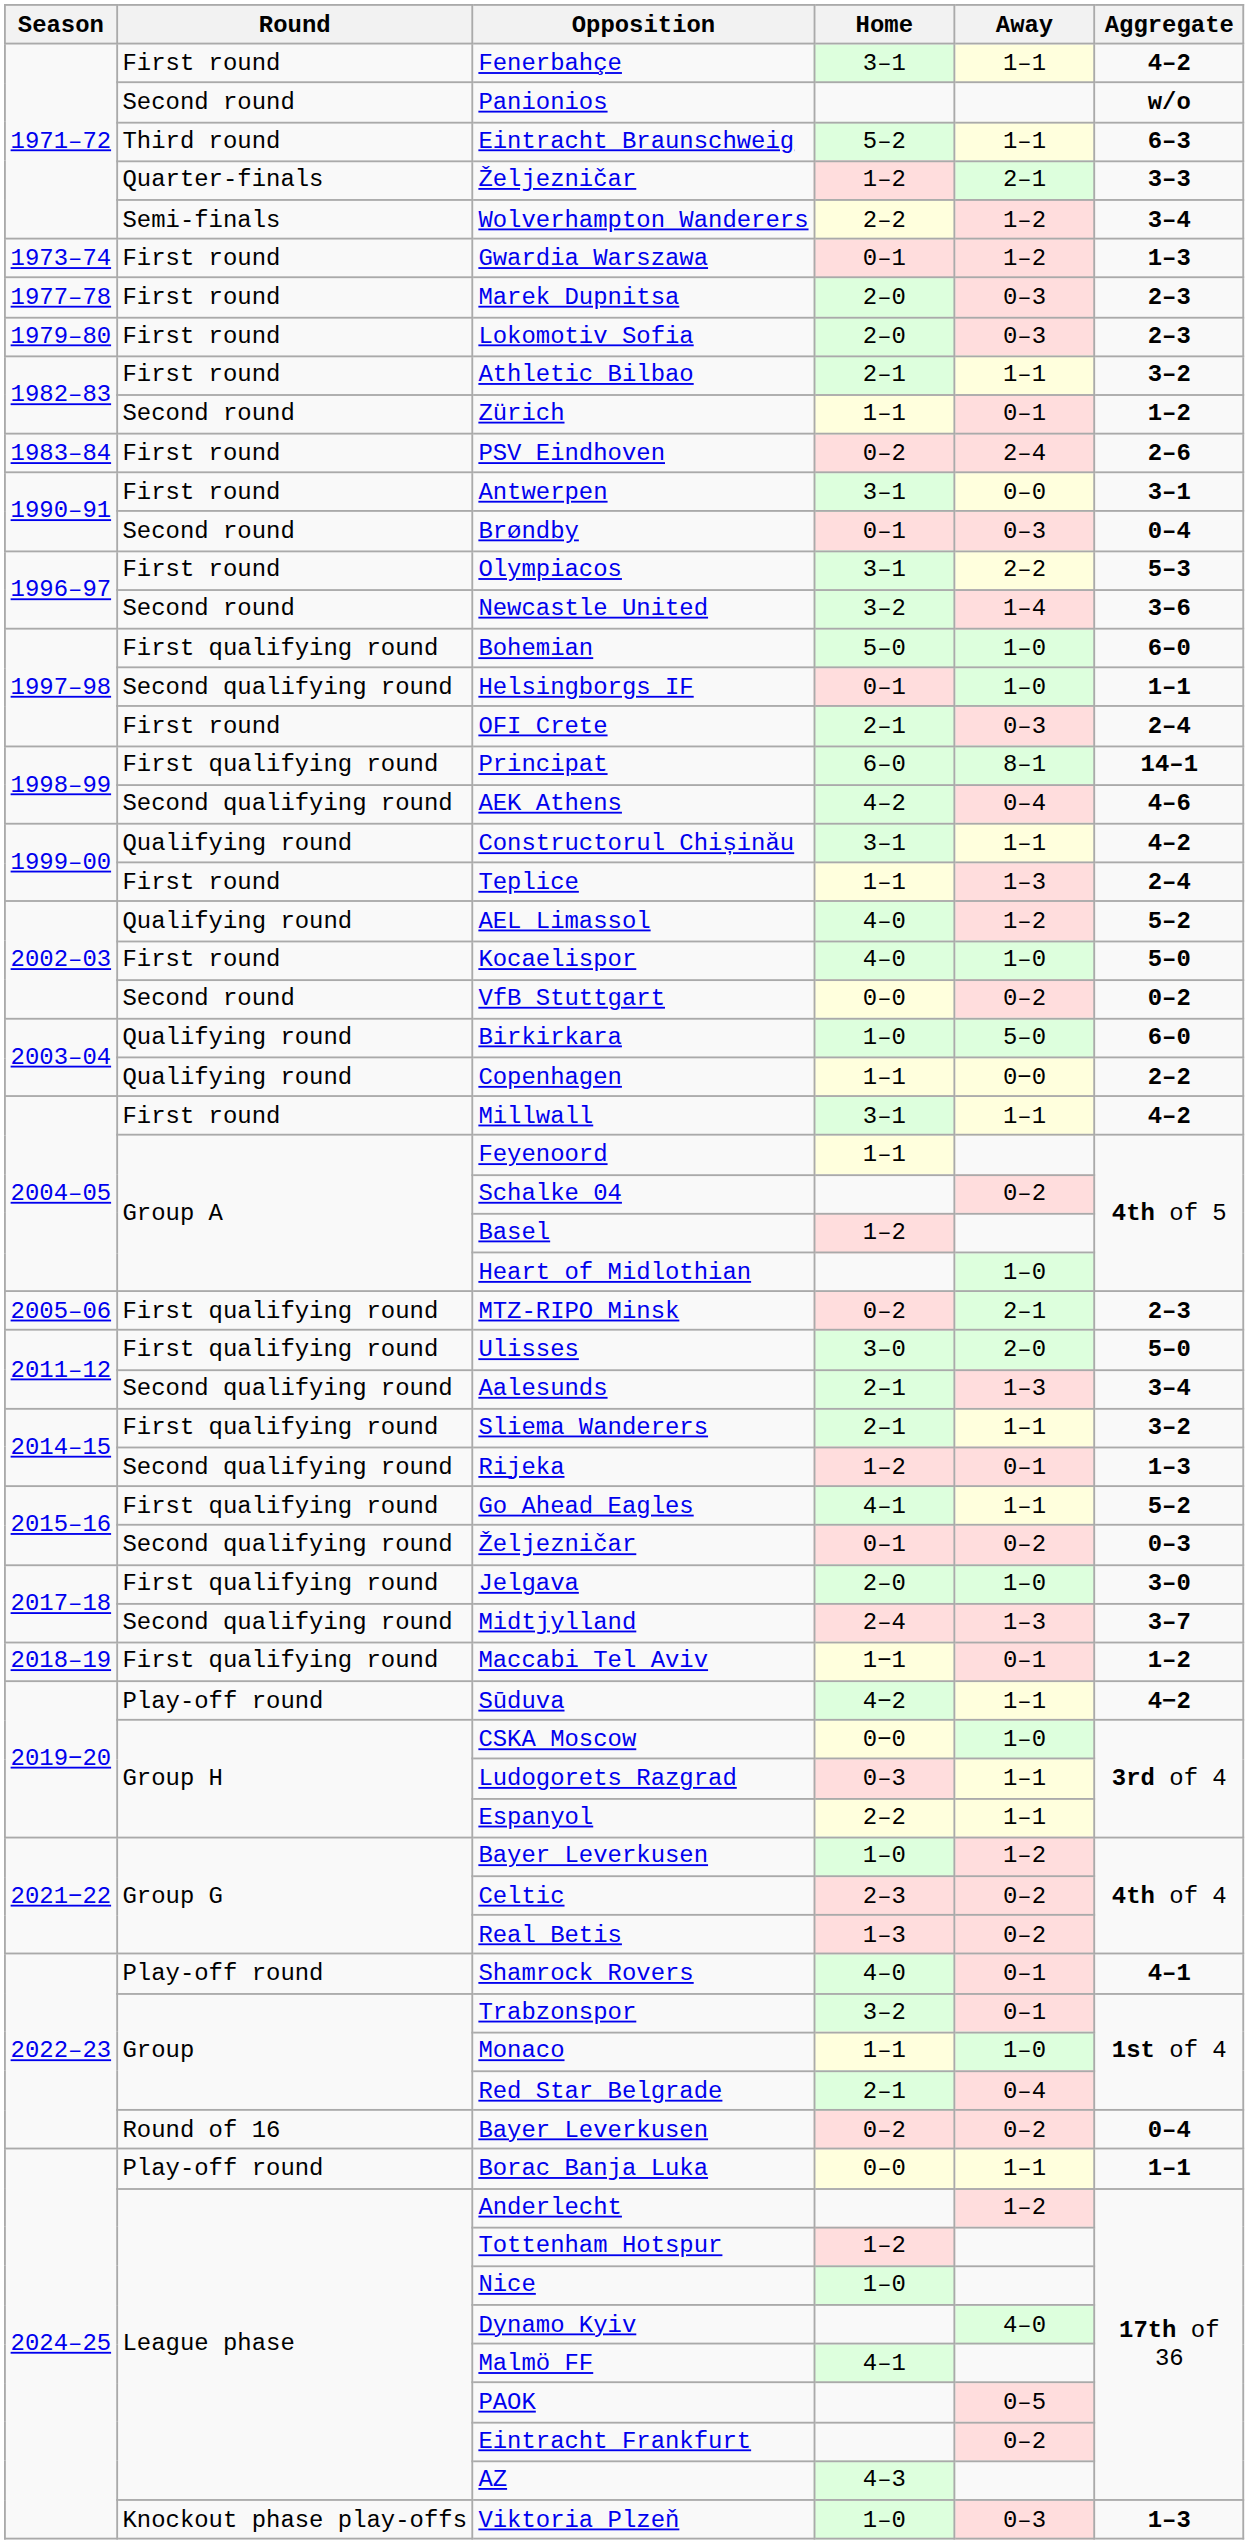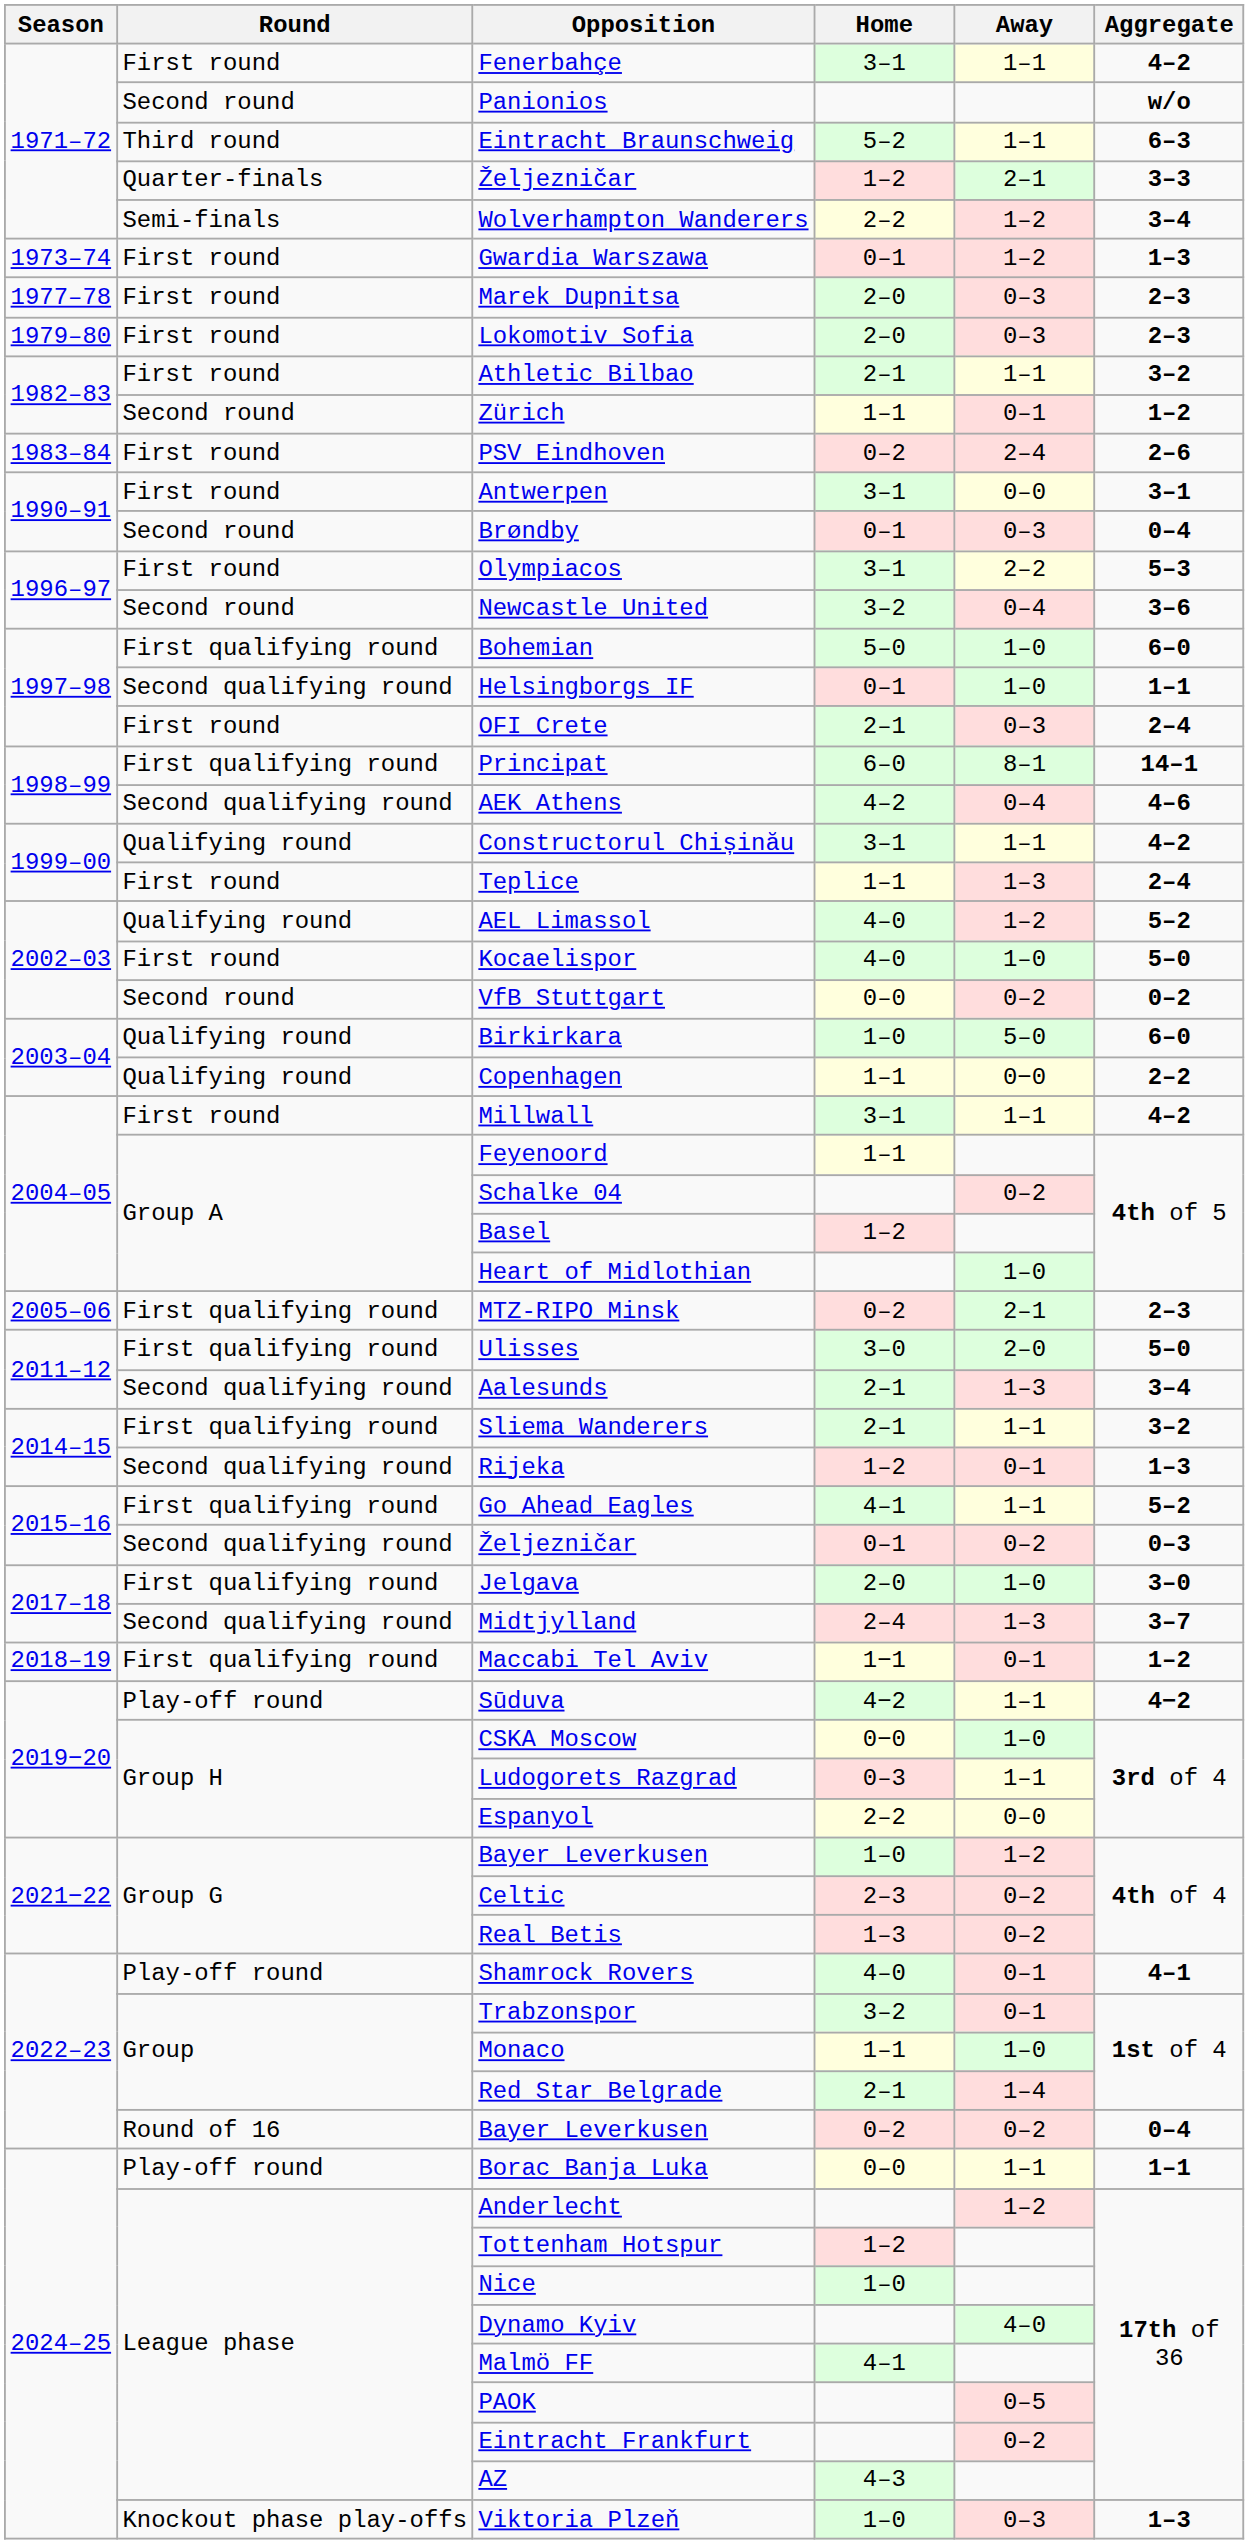(1025, 609) 1–4 -> (1025, 609) 0–4
(1025, 1818) 1–1 -> (1025, 1818) 0–0
(1025, 2091) 0–4 -> (1025, 2091) 1–4
